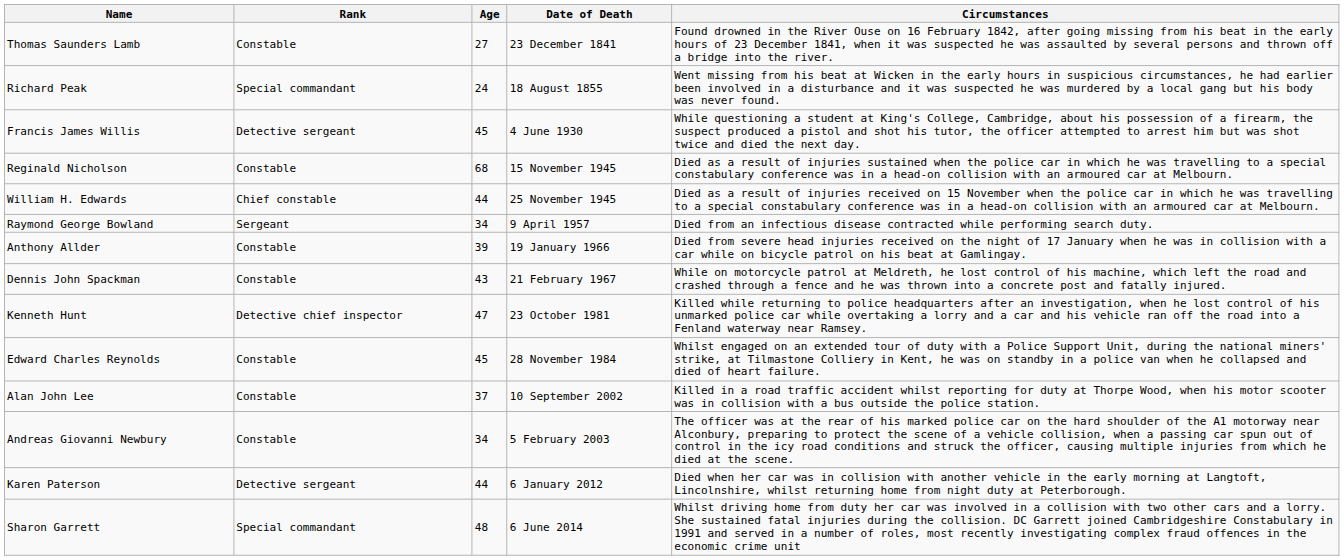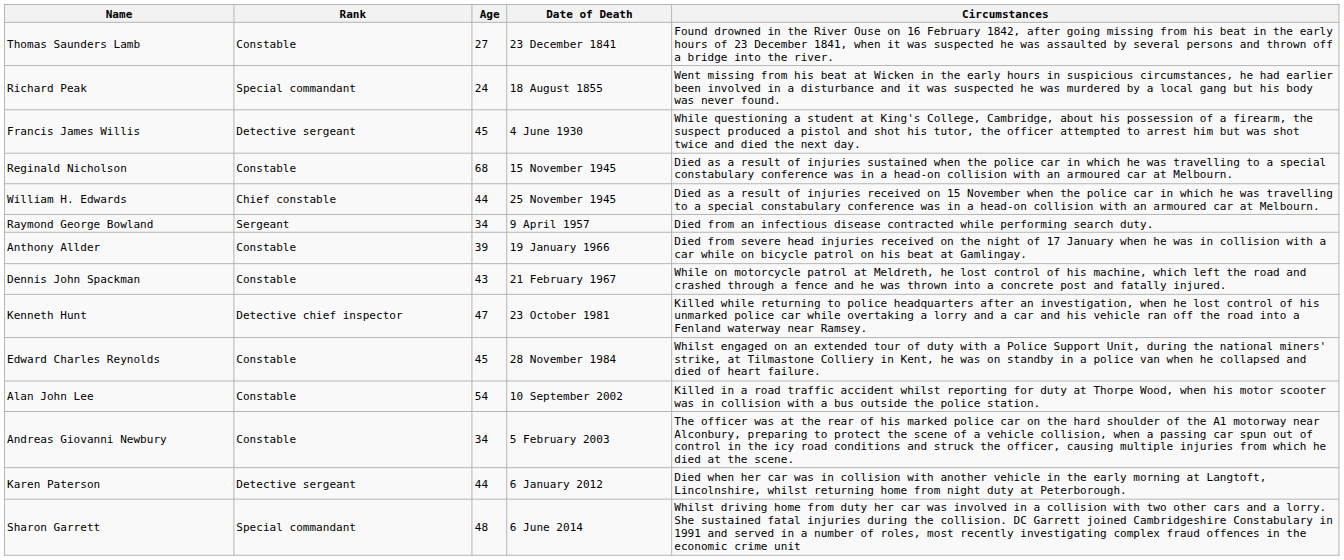(481, 396) 37 -> (481, 396) 54
